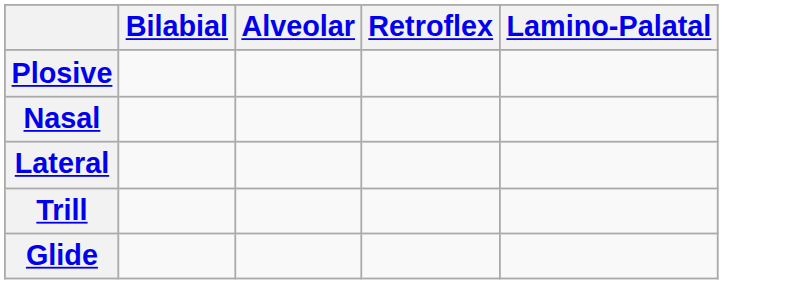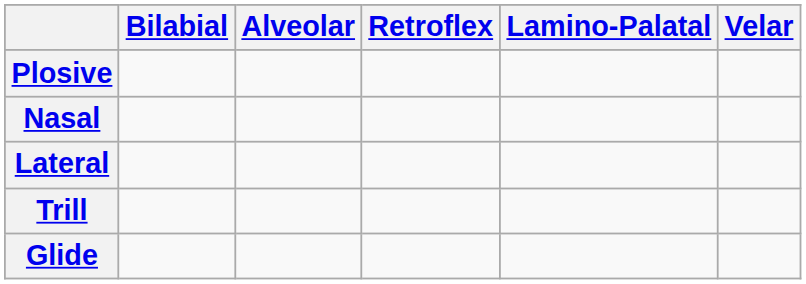+ column: (759, 27)
